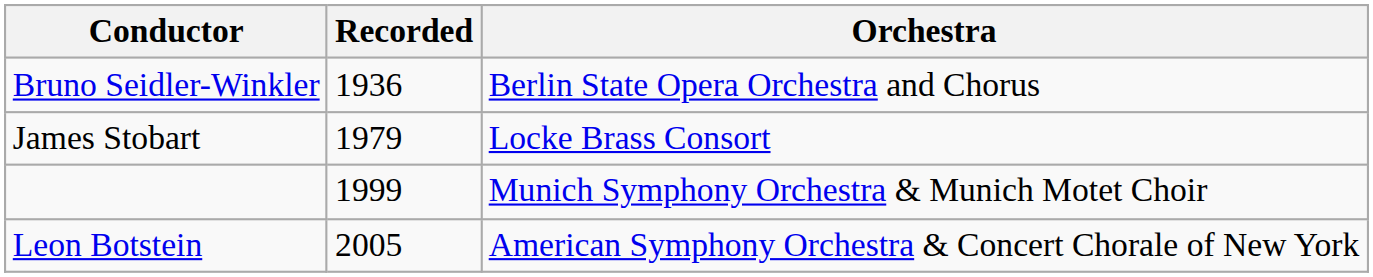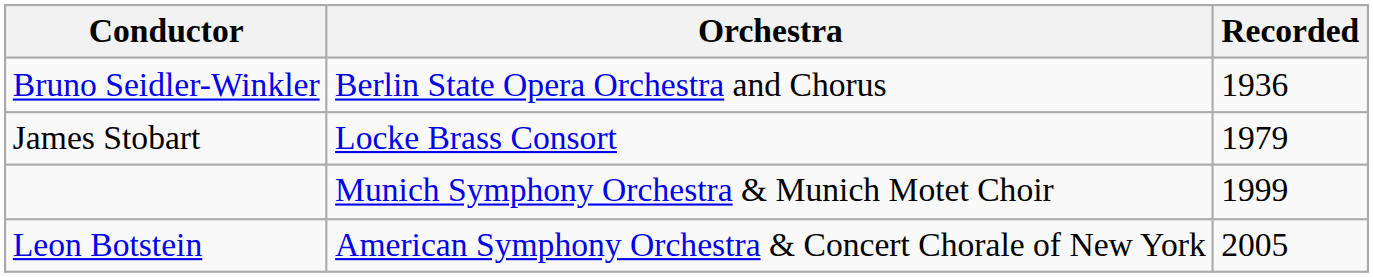columns swapped: (924, 31) <-> (404, 31)
